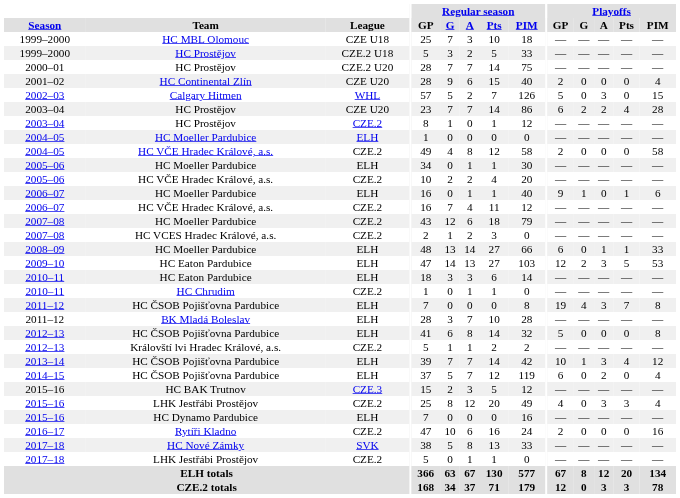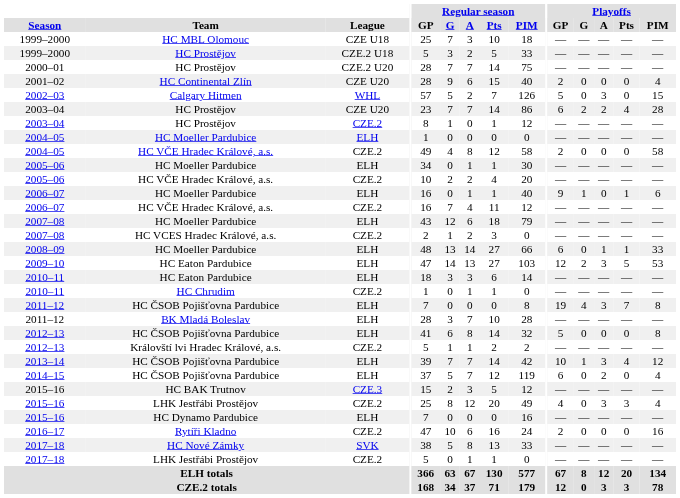(367, 221) CZE.2 -> (367, 221) ELH
